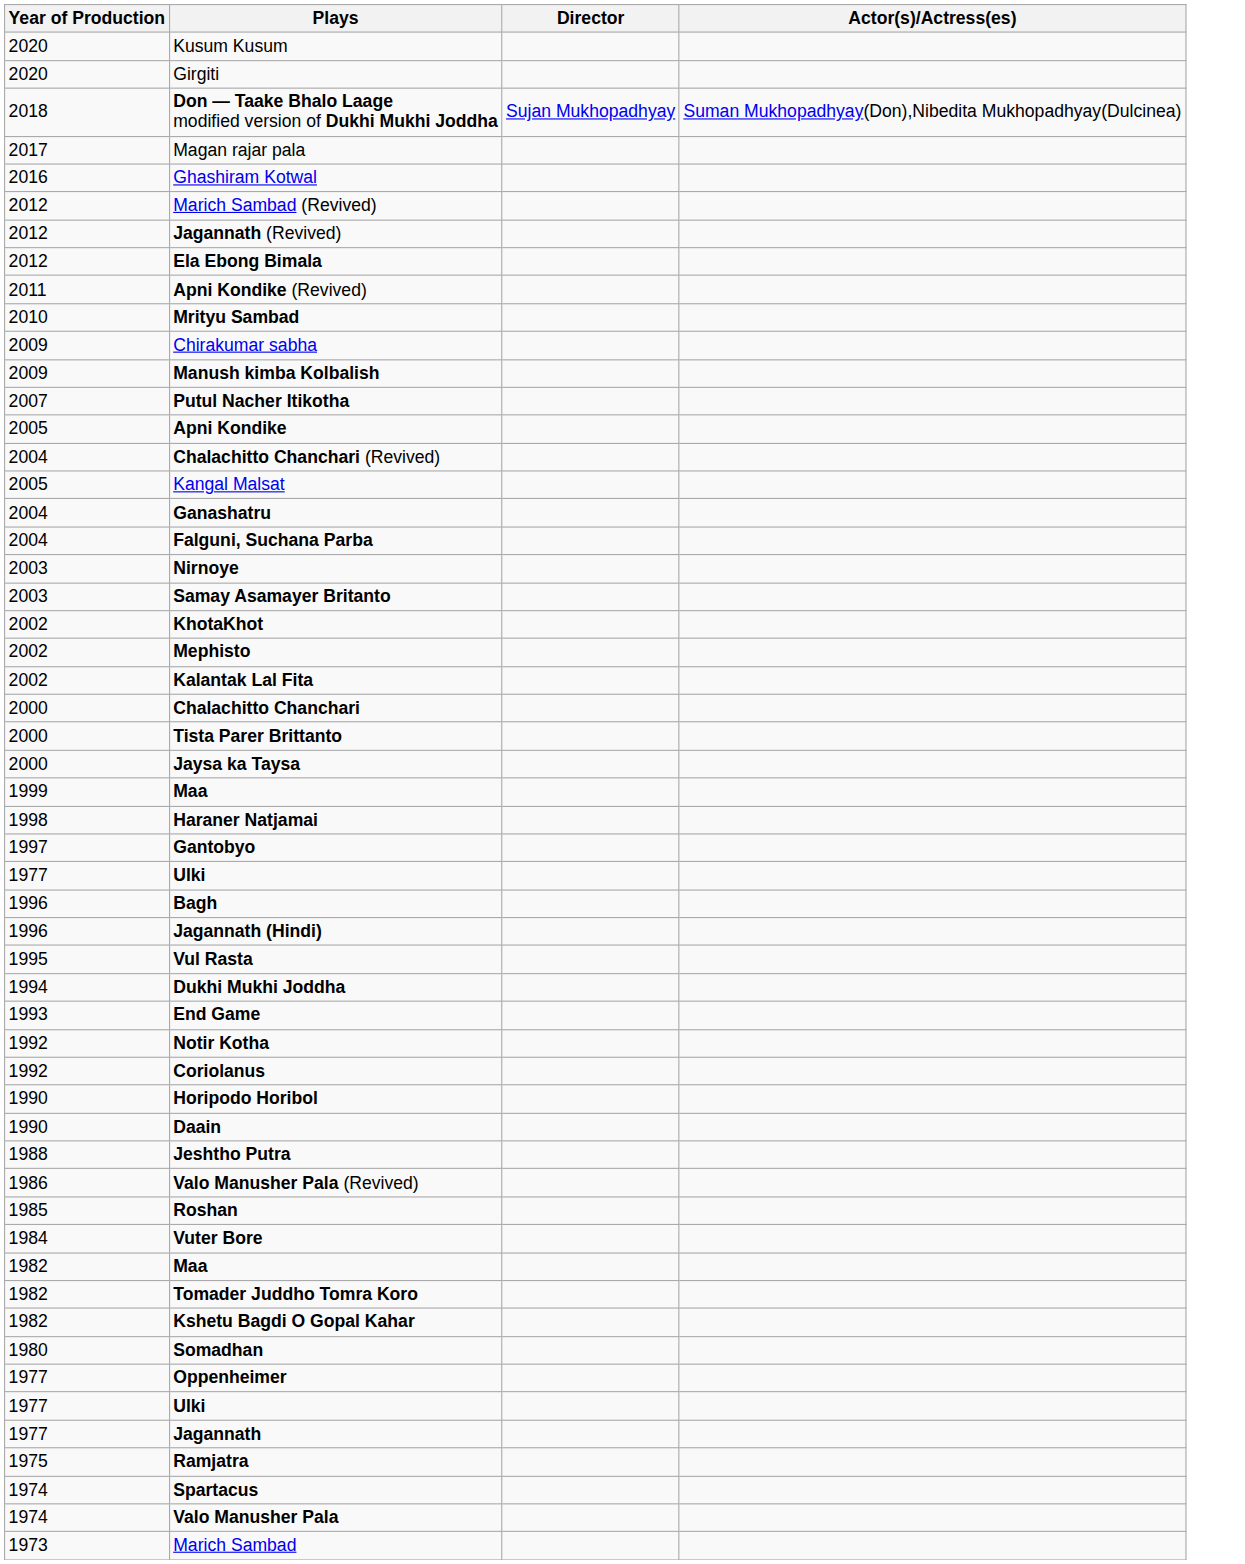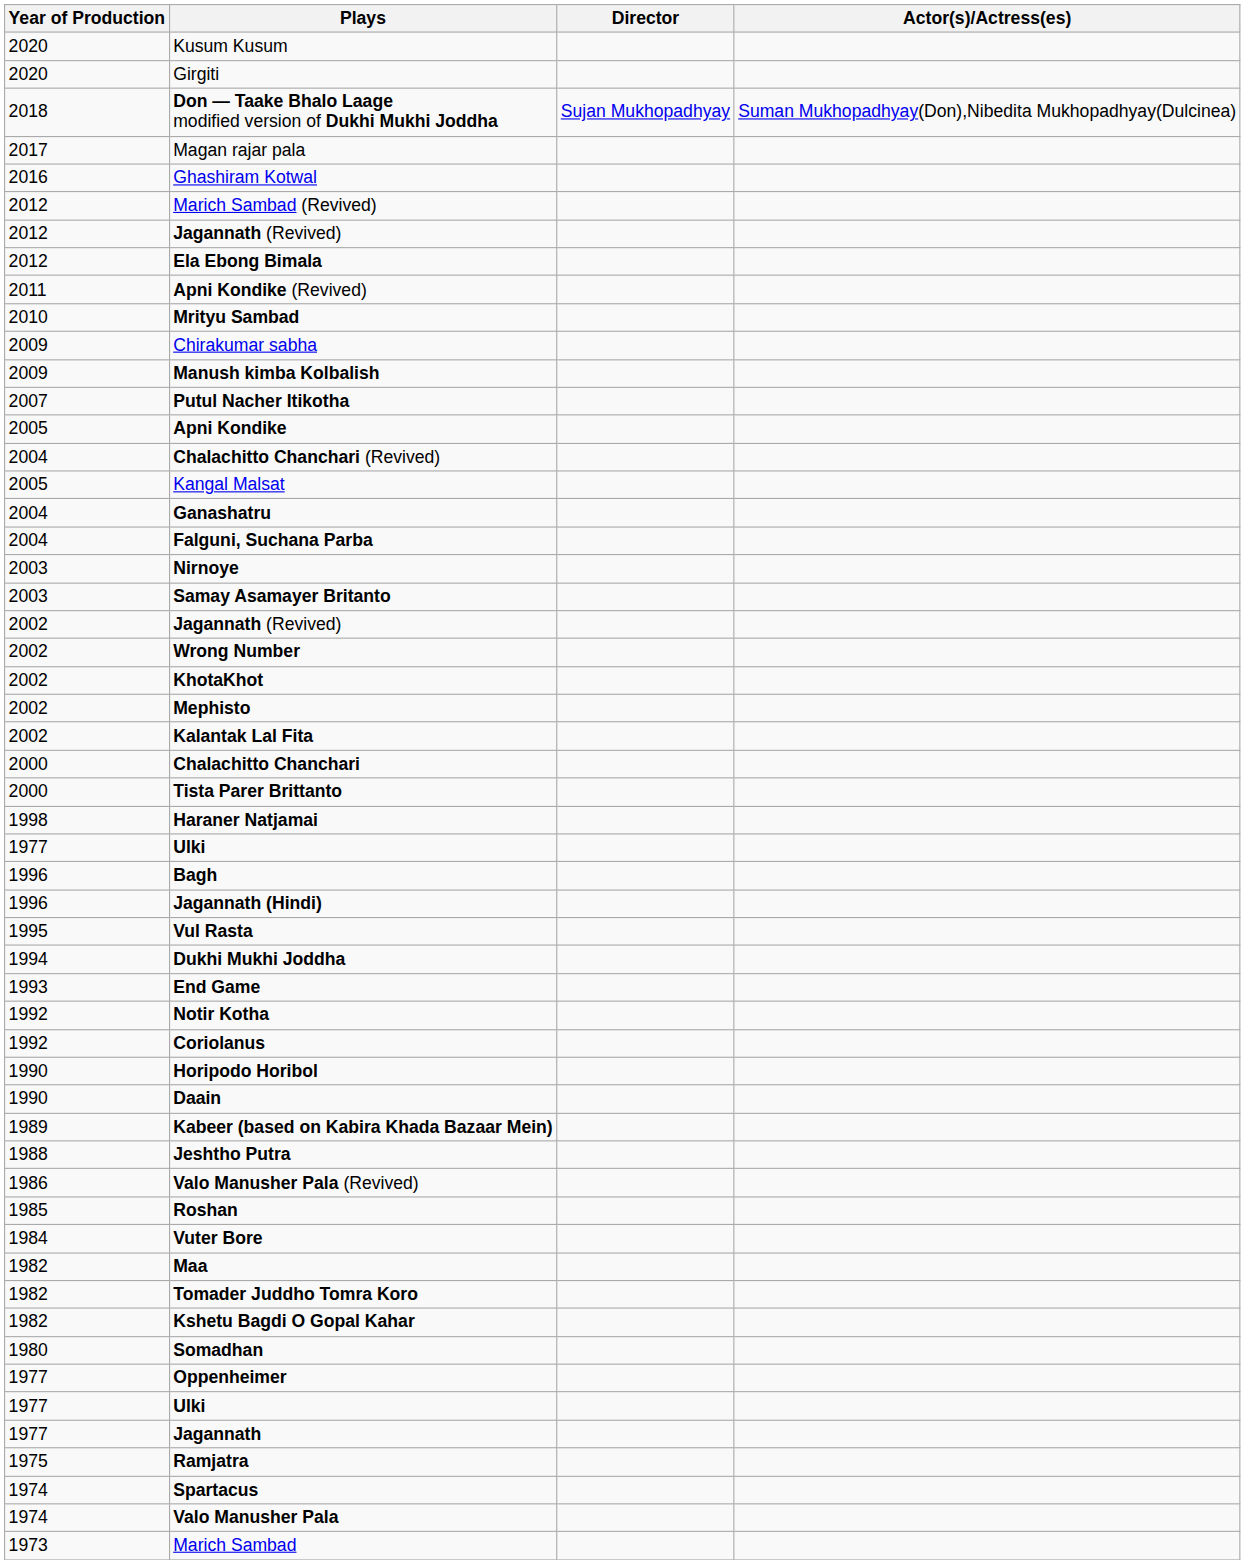+ row: (28, 624)
+ row: (28, 652)
- row: (28, 763)
- row: (28, 791)
- row: (28, 847)
+ row: (28, 1126)
